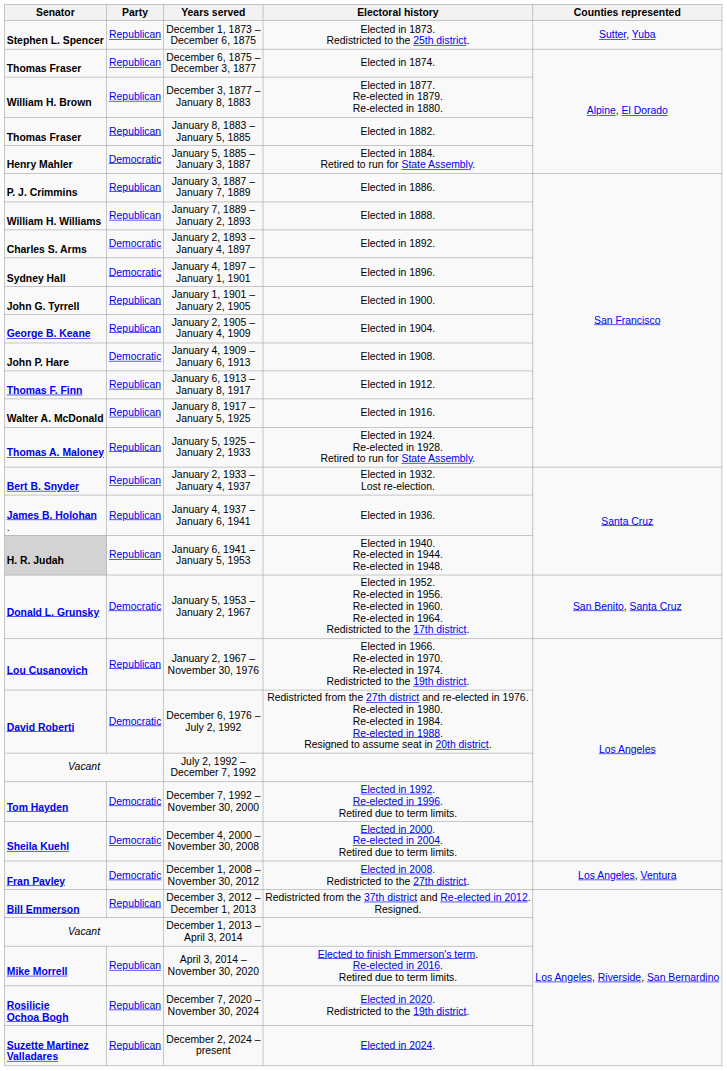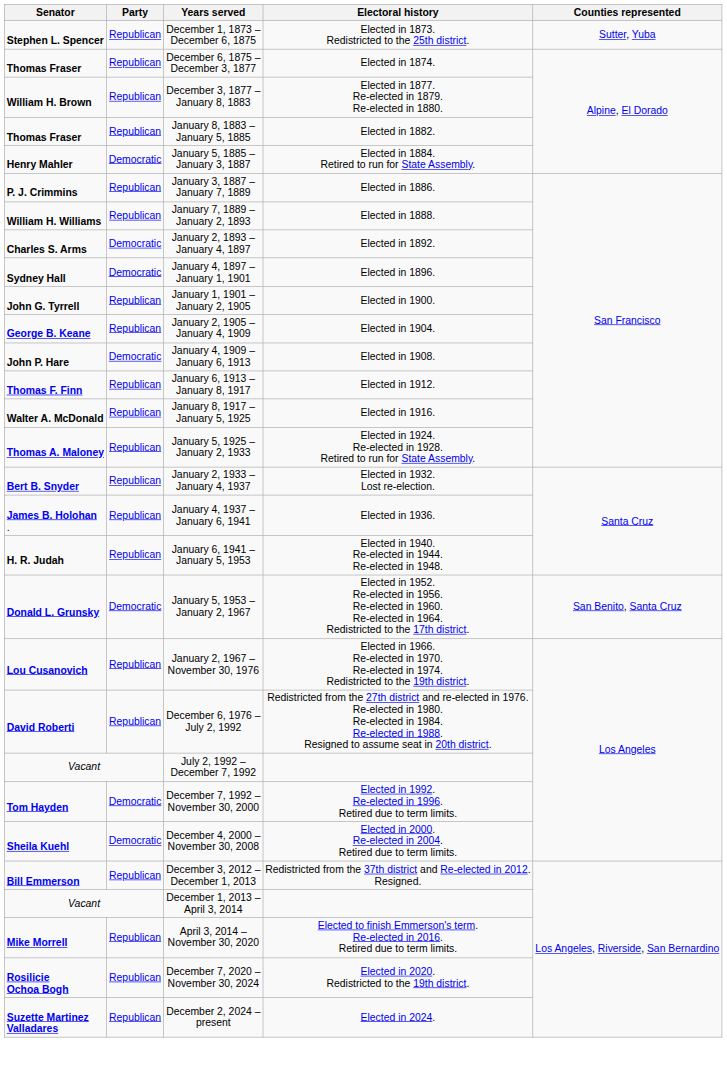(35, 561) lightgrey background -> (35, 561) no background
(135, 721) Democratic -> (135, 721) Republican
- row: (213, 875)
